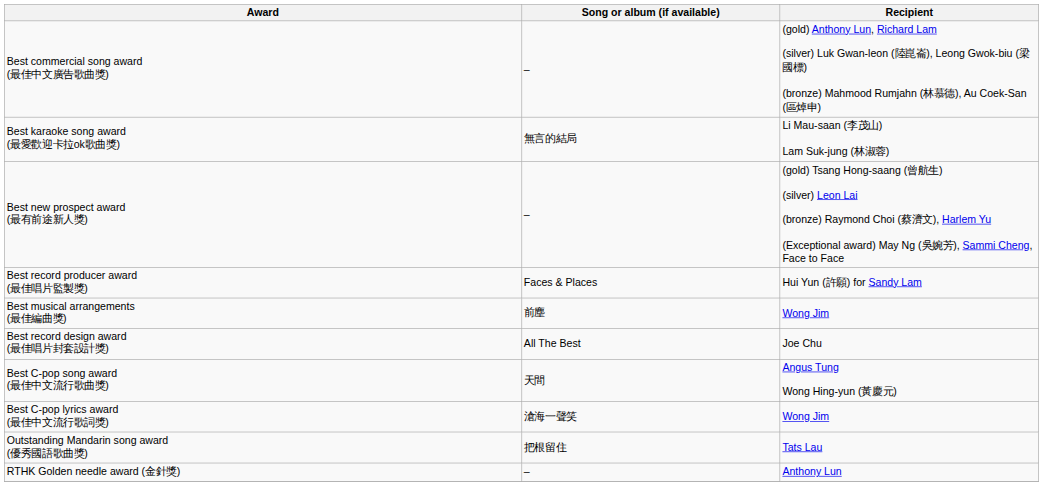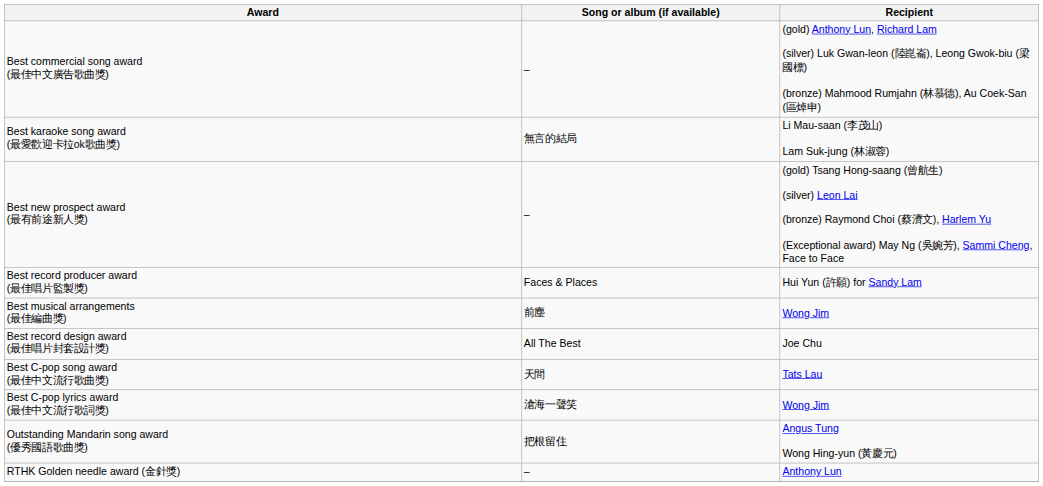(840, 379) Angus Tung Wong Hing-yun (黃慶元) -> (802, 374) Tats Lau
(802, 447) Tats Lau -> (840, 441) Angus Tung Wong Hing-yun (黃慶元)
